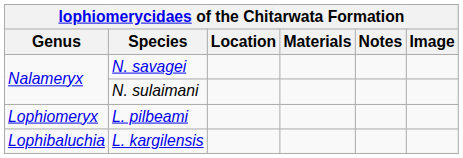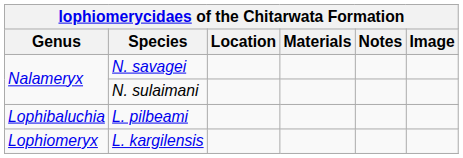(53, 116) Lophiomeryx -> (56, 116) Lophibaluchia
(56, 141) Lophibaluchia -> (53, 141) Lophiomeryx
